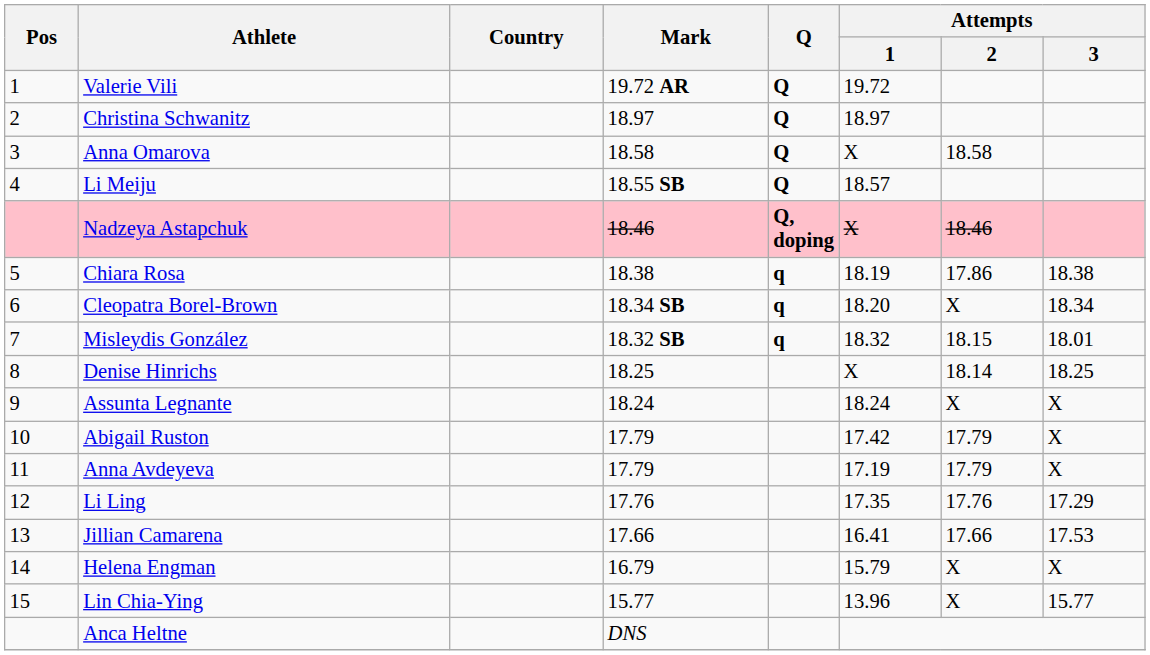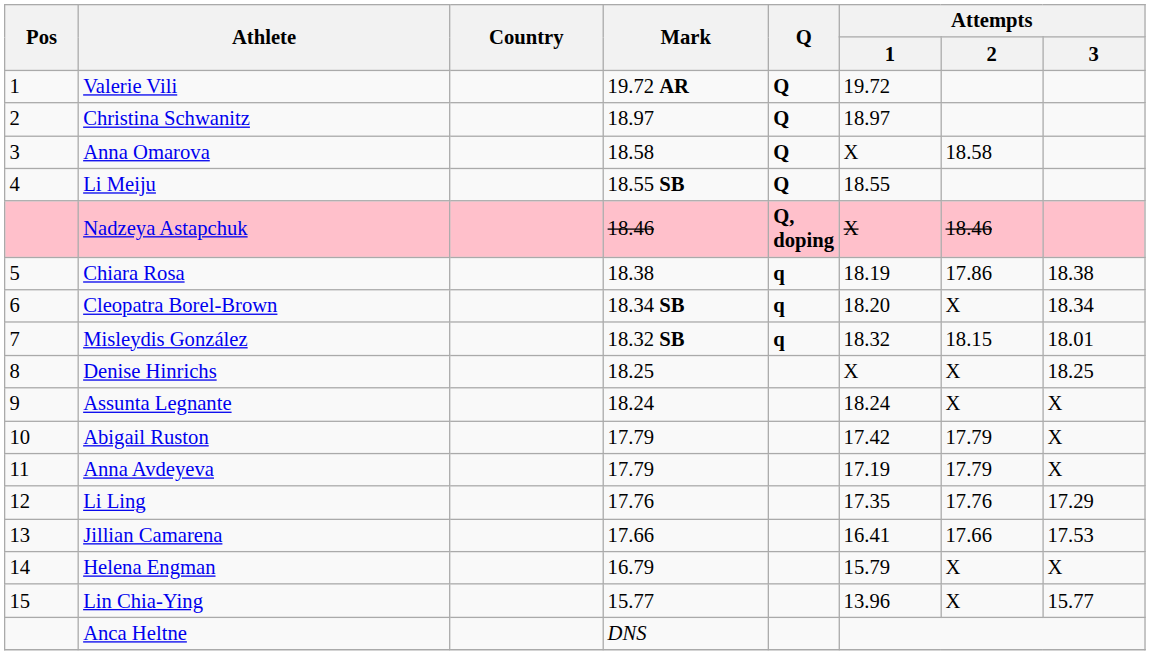(867, 184) 18.57 -> (867, 184) 18.55
(969, 371) 18.14 -> (953, 371) X
